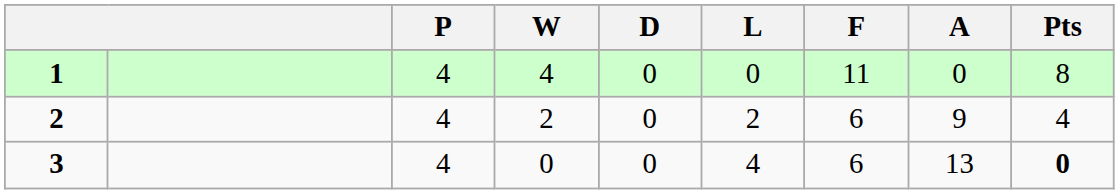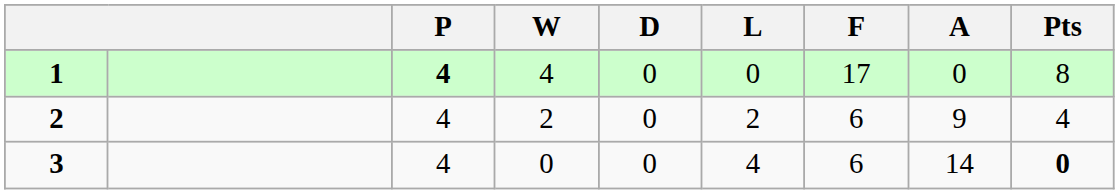(443, 73) normal -> (443, 73) bold
(856, 73) 11 -> (856, 73) 17
(959, 164) 13 -> (959, 164) 14
